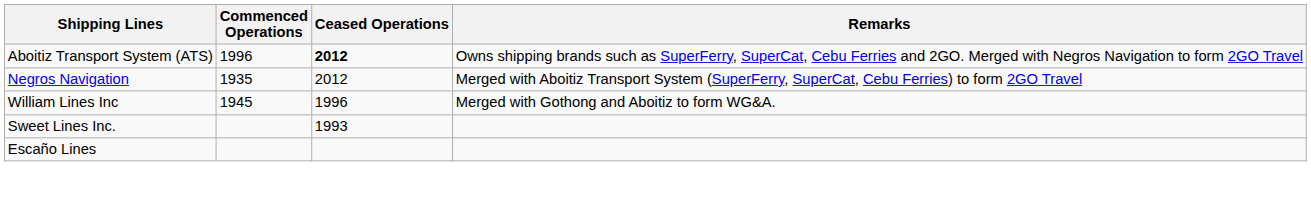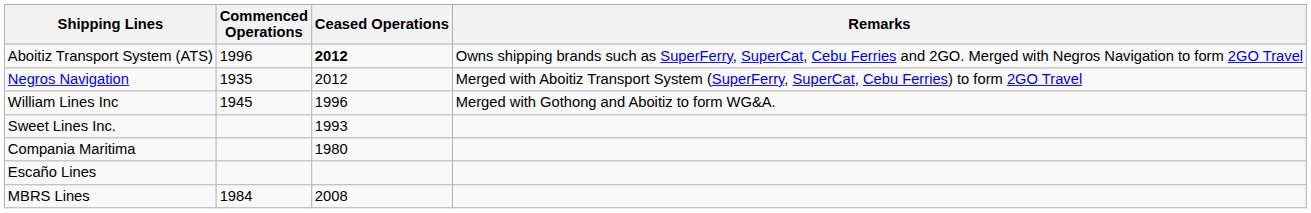+ row: (72, 149)
+ row: (49, 196)
